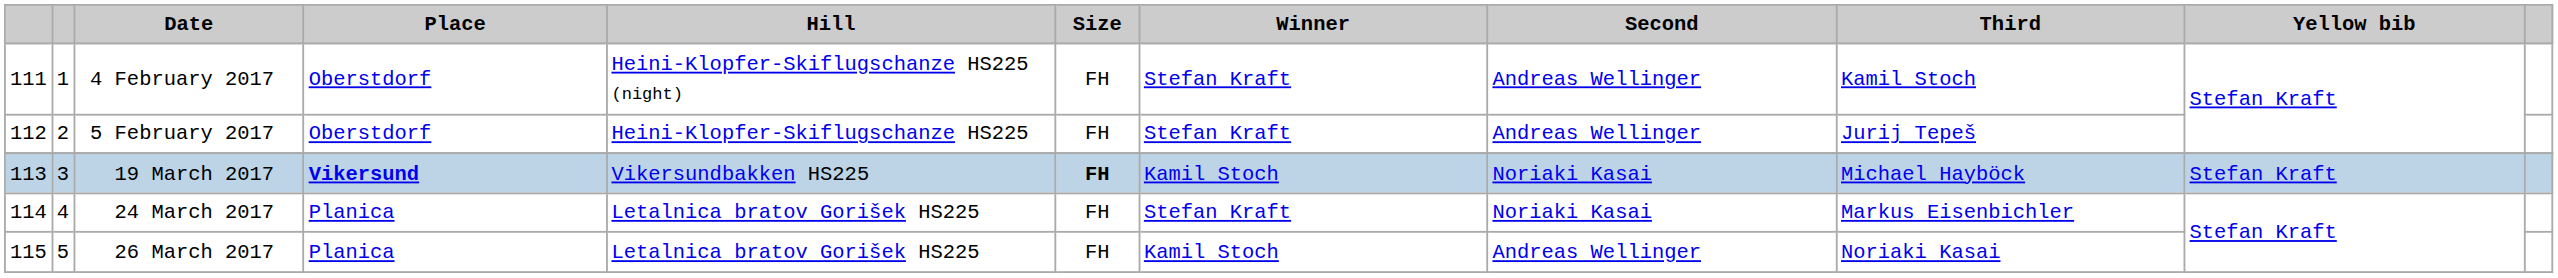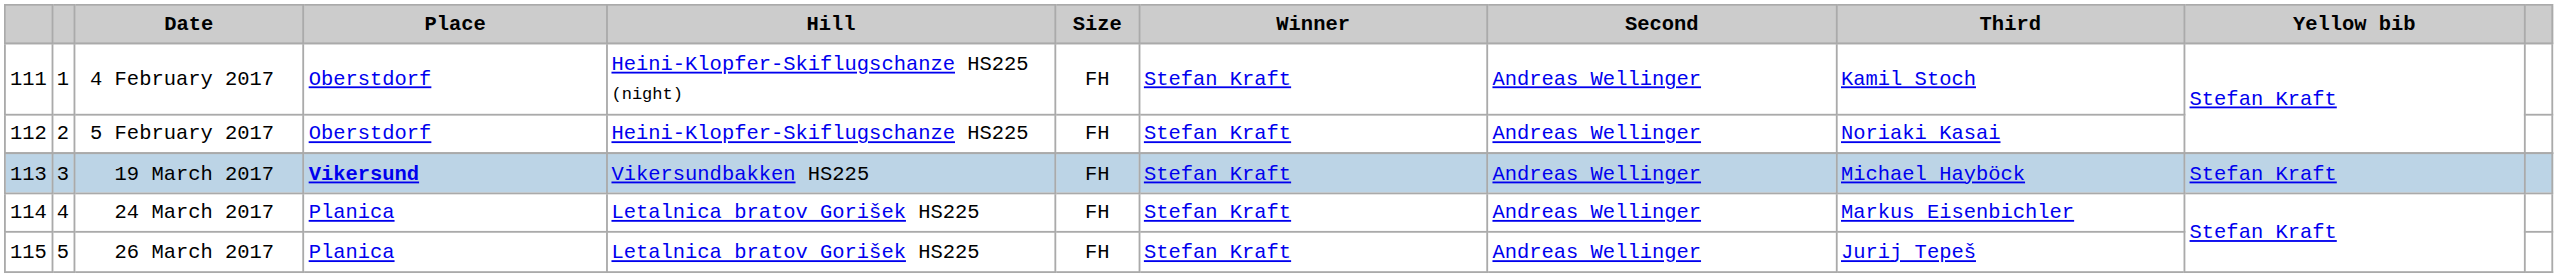(1908, 134) Jurij Tepeš -> (1921, 134) Noriaki Kasai
(1097, 174) bold -> (1097, 174) normal
(1211, 174) Kamil Stoch -> (1218, 174) Stefan Kraft
(1572, 174) Noriaki Kasai -> (1597, 174) Andreas Wellinger
(1572, 213) Noriaki Kasai -> (1597, 213) Andreas Wellinger
(1211, 252) Kamil Stoch -> (1218, 252) Stefan Kraft
(1921, 252) Noriaki Kasai -> (1908, 252) Jurij Tepeš
